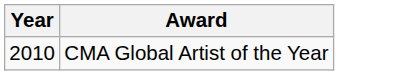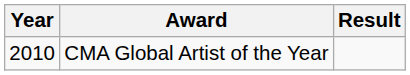+ column: (369, 20)
